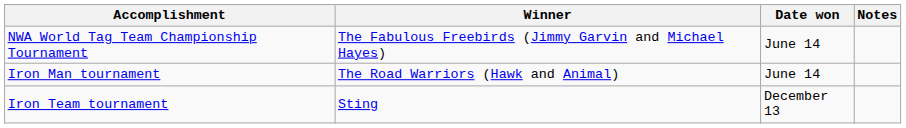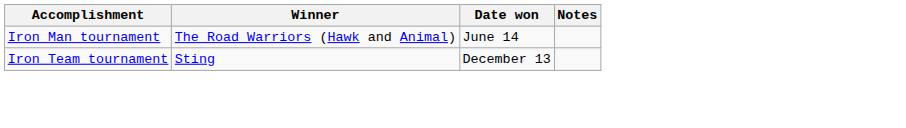- row: (132, 45)
